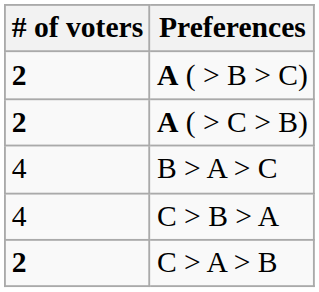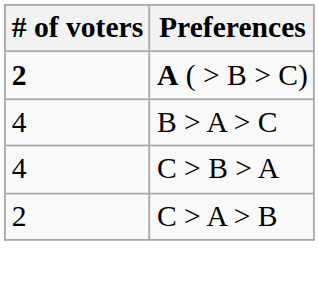- row: (232, 121)
(19, 262) bold -> (19, 215) normal
